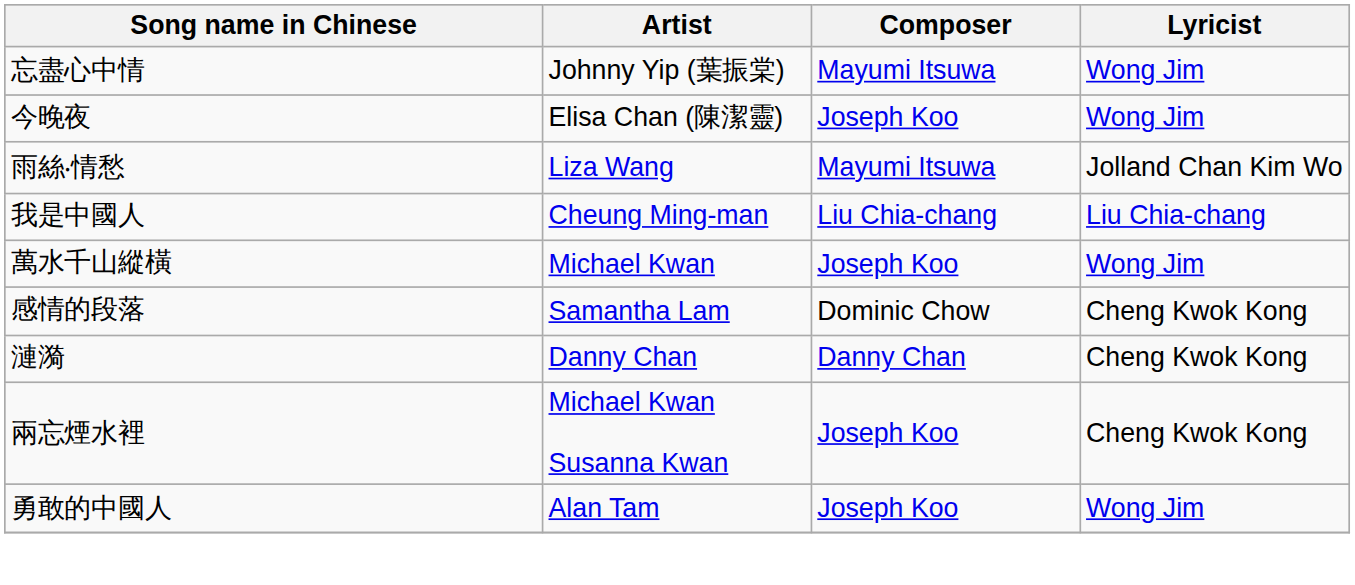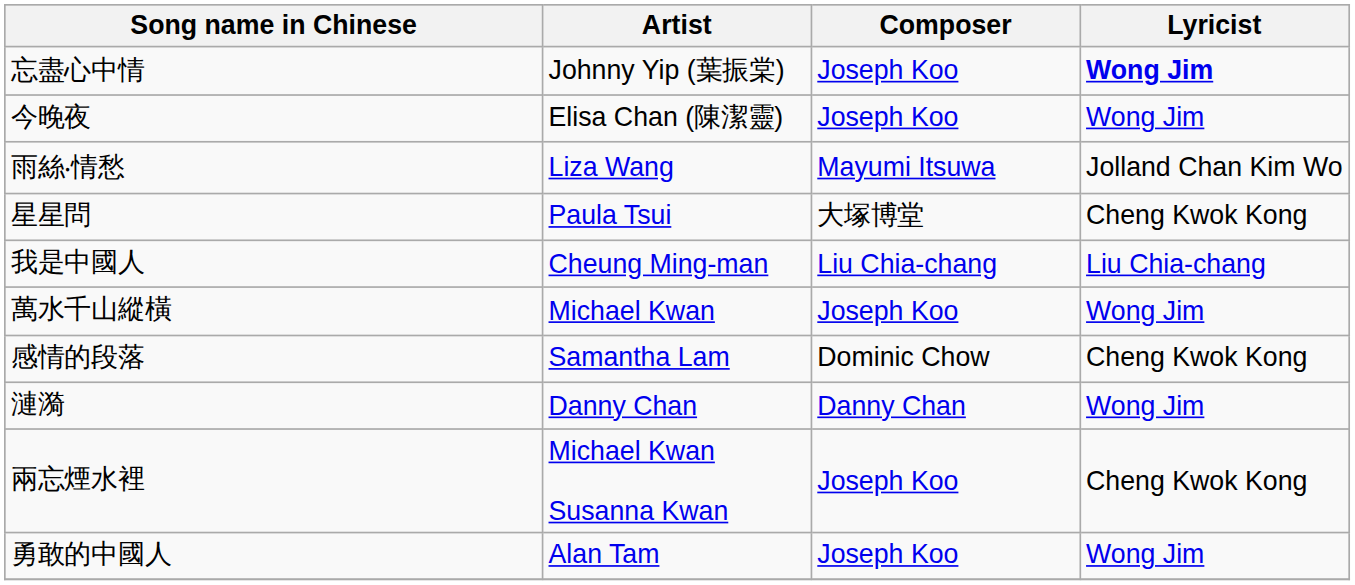(906, 70) Mayumi Itsuwa -> (888, 70) Joseph Koo
(1145, 70) normal -> (1150, 70) bold
+ row: (51, 215)
(1197, 358) Cheng Kwok Kong -> (1145, 405) Wong Jim
